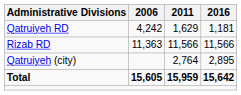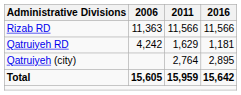rows swapped: (38, 28) <-> (29, 45)
